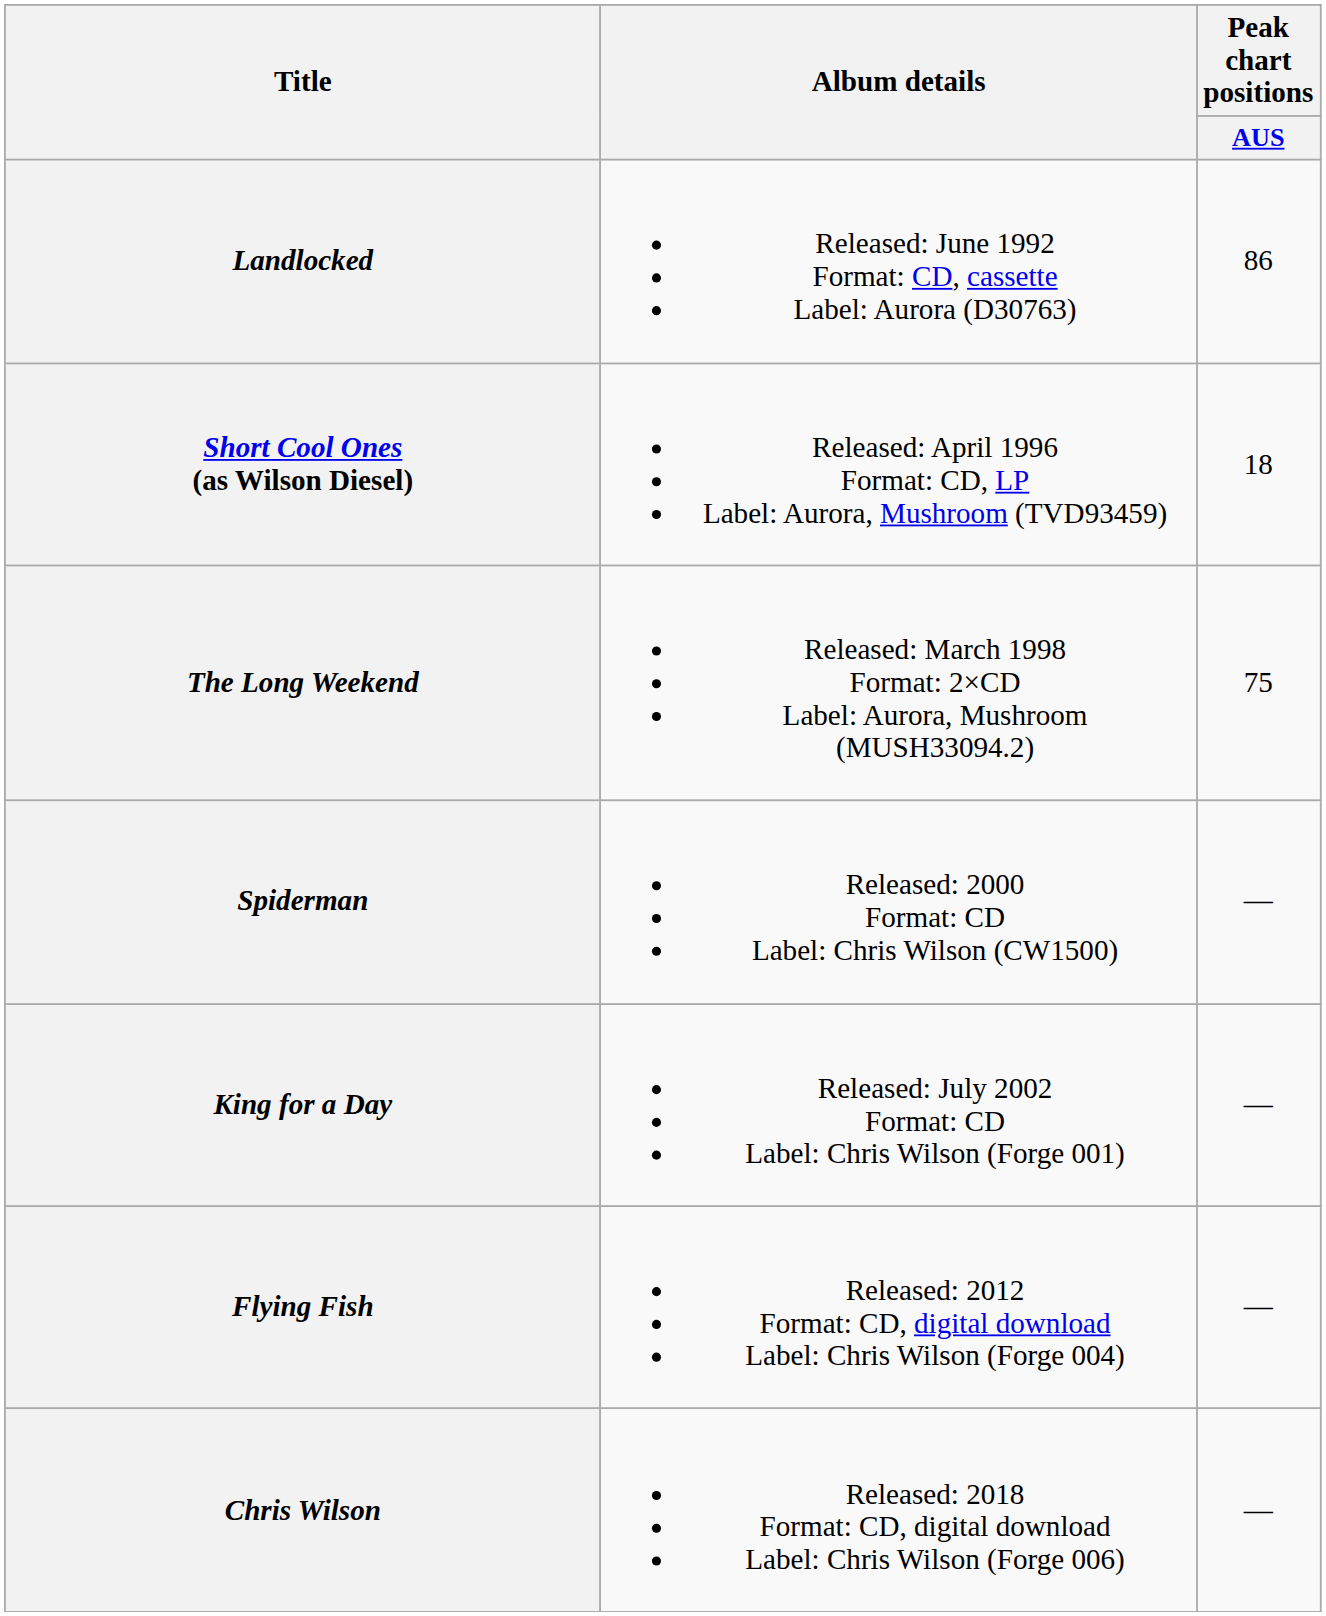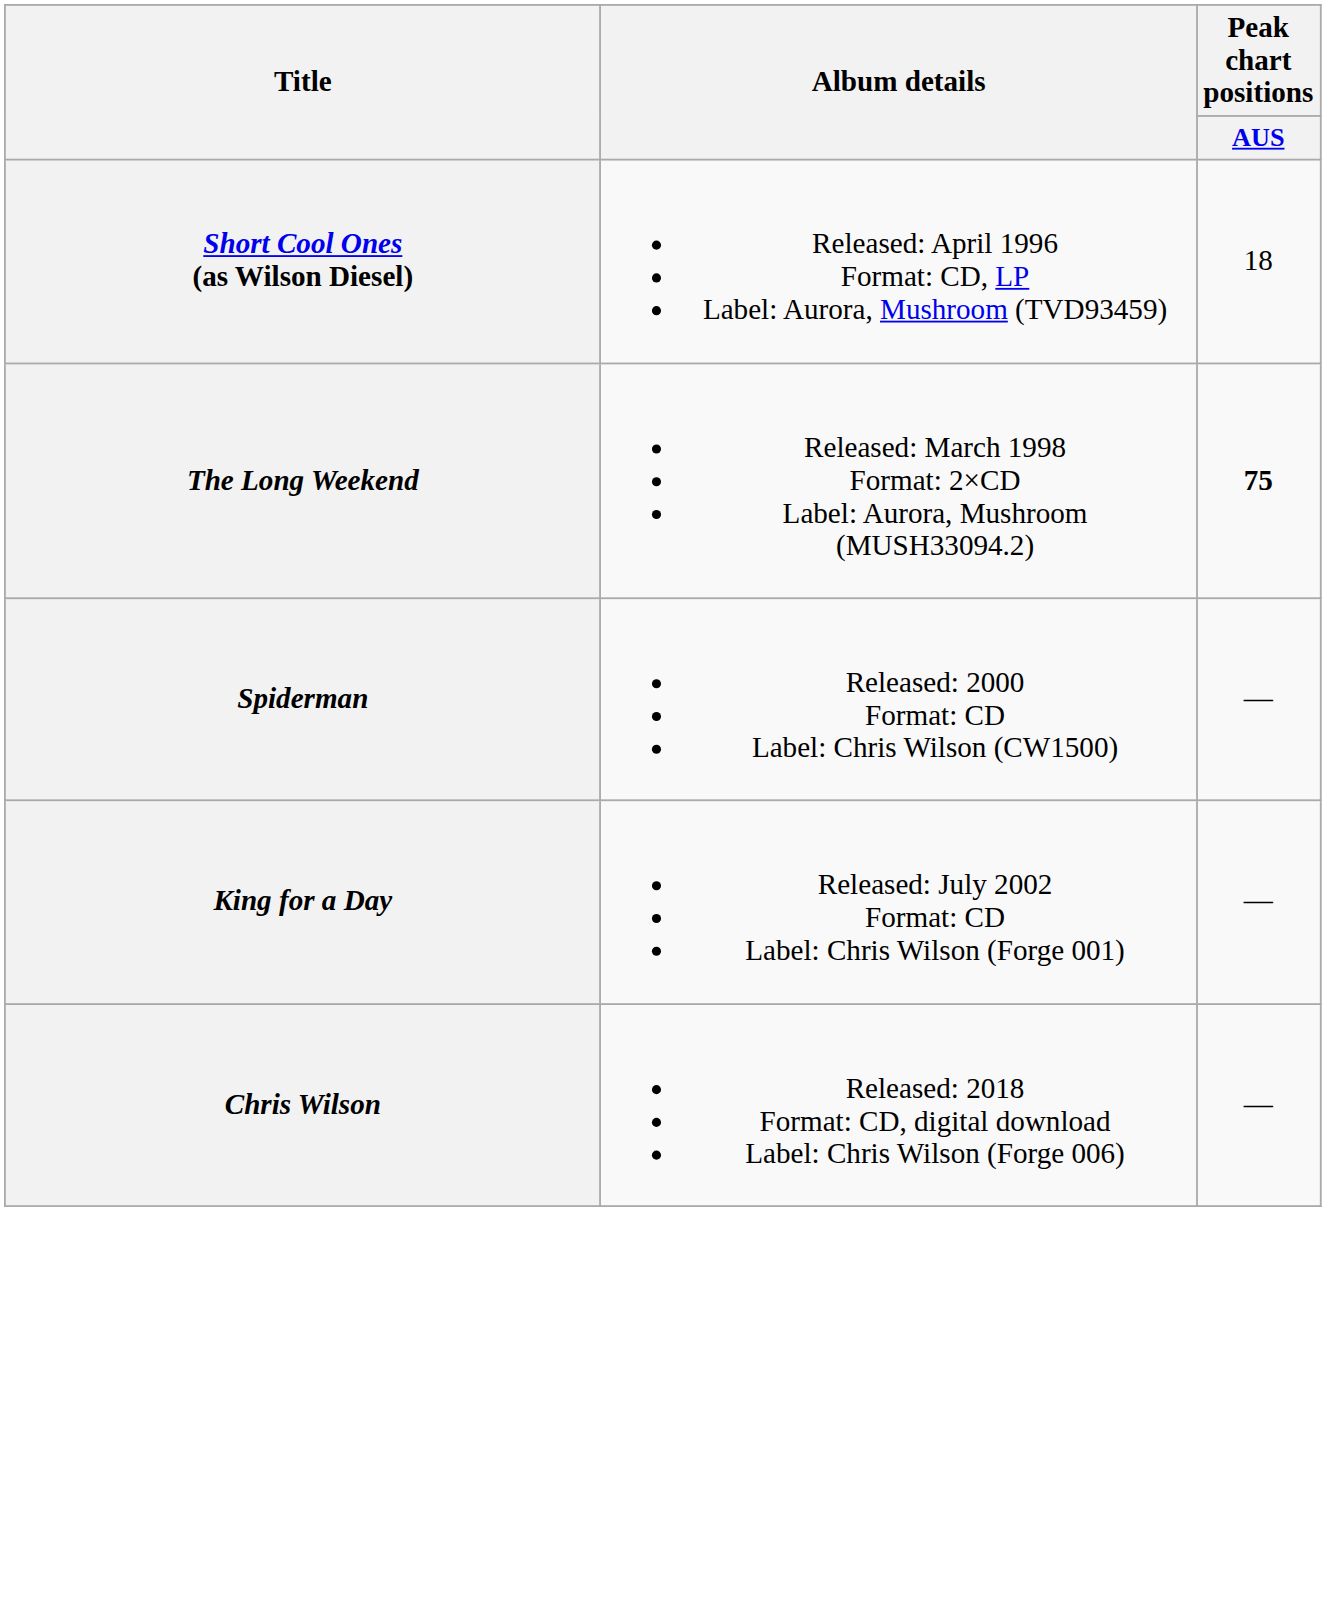- row: (303, 260)
(1258, 682) normal -> (1258, 479) bold
- row: (303, 1307)
